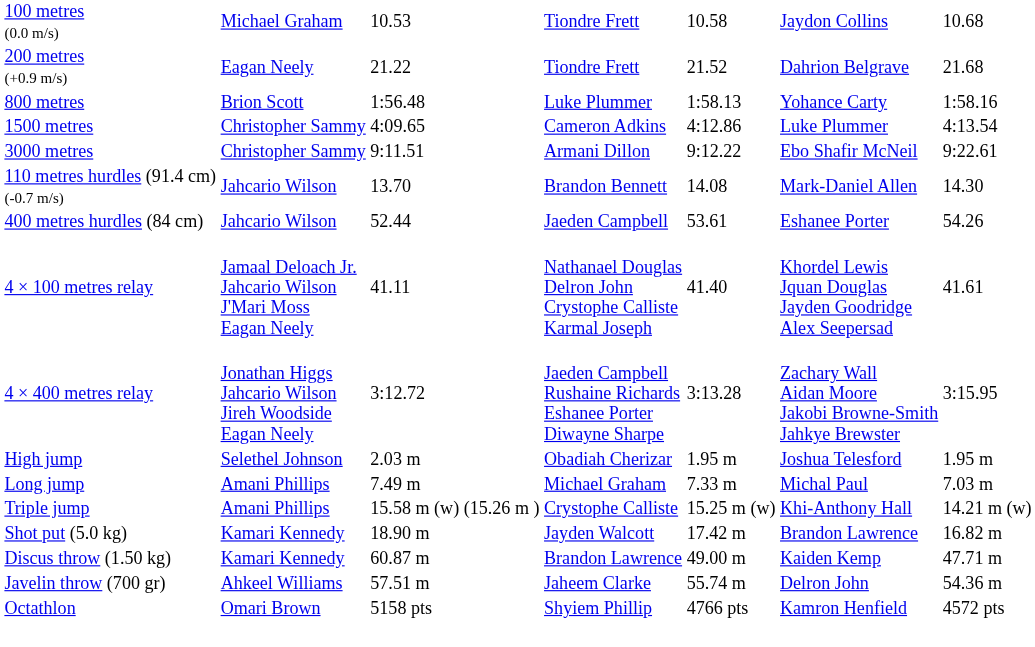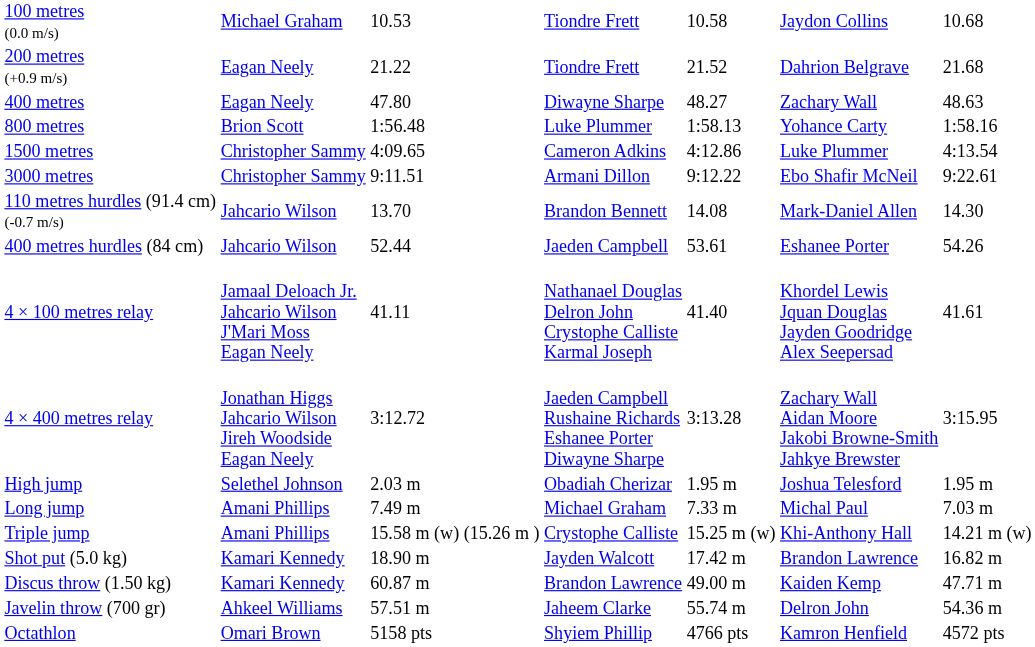+ row: (44, 101)
